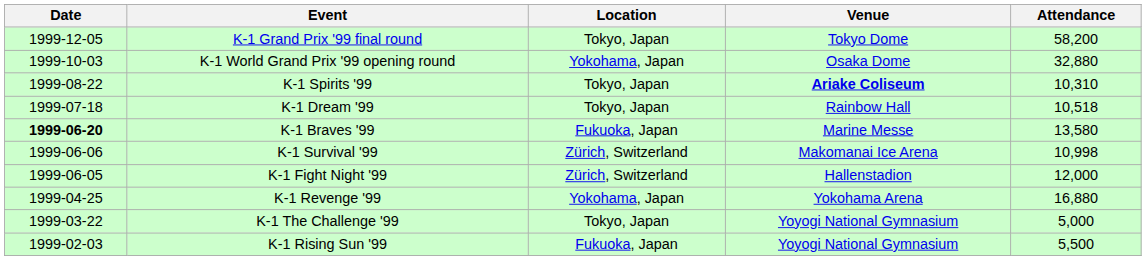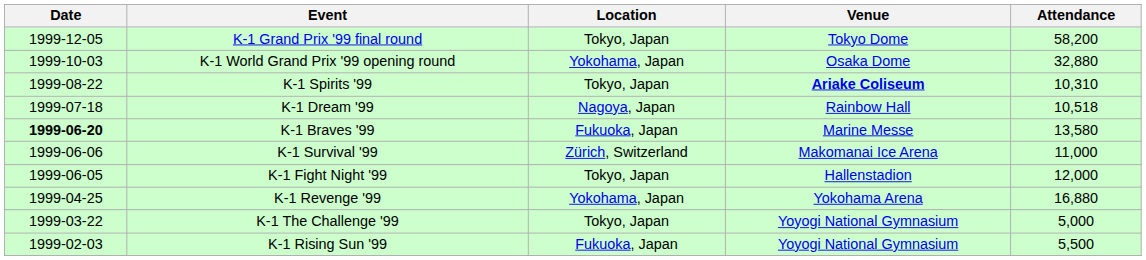(627, 107) Tokyo, Japan -> (627, 107) Nagoya, Japan
(1076, 152) 10,998 -> (1076, 152) 11,000
(627, 175) Zürich, Switzerland -> (627, 175) Tokyo, Japan
